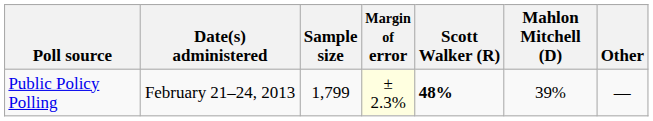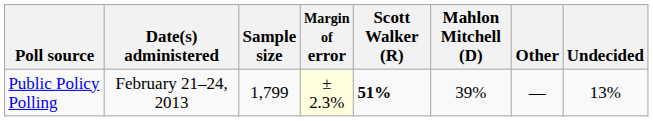+ column: (605, 56)
(436, 92) 48% -> (374, 92) 51%
